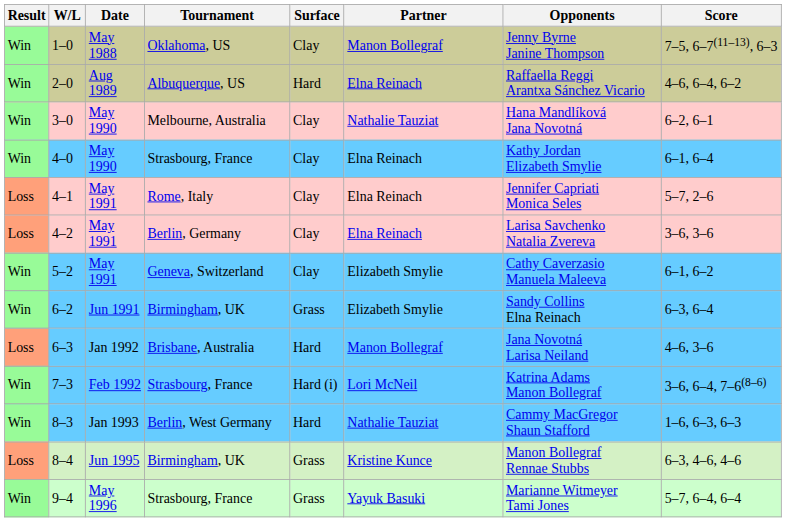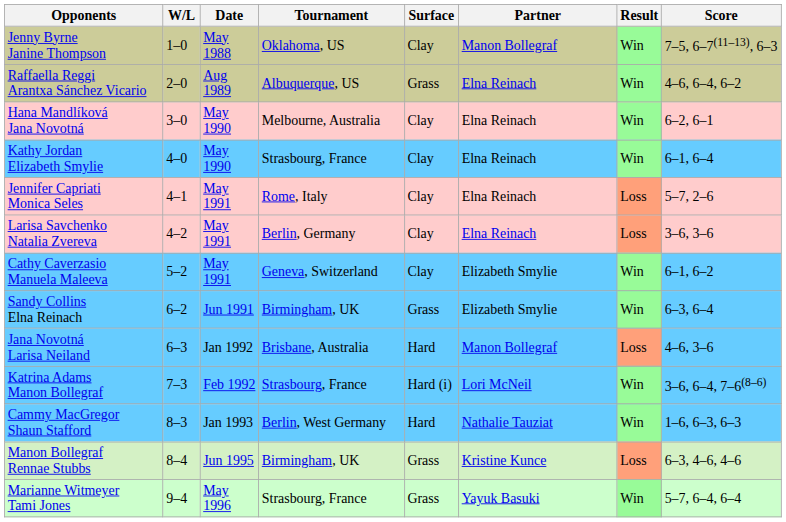columns swapped: (27, 15) <-> (582, 15)
(307, 83) Hard -> (423, 83) Grass
(393, 120) Nathalie Tauziat -> (499, 120) Elna Reinach
